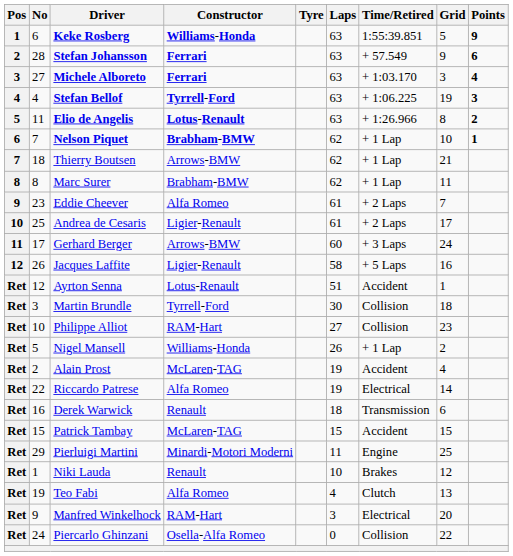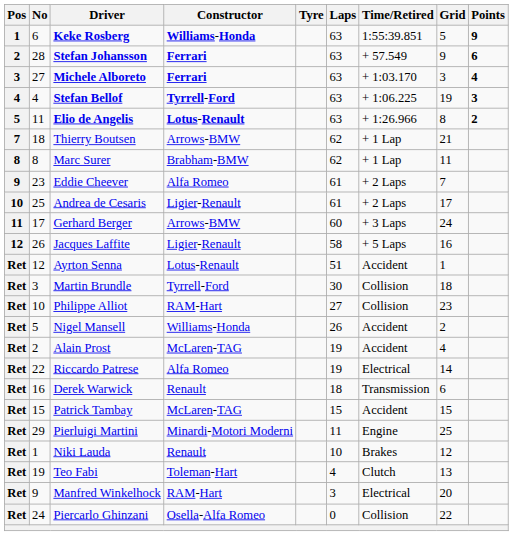- row: (91, 139)
(382, 347) + 1 Lap -> (385, 327) Accident
(198, 493) Alfa Romeo -> (202, 472) Toleman-Hart
